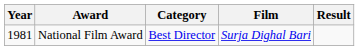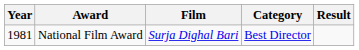columns swapped: (182, 14) <-> (266, 14)
